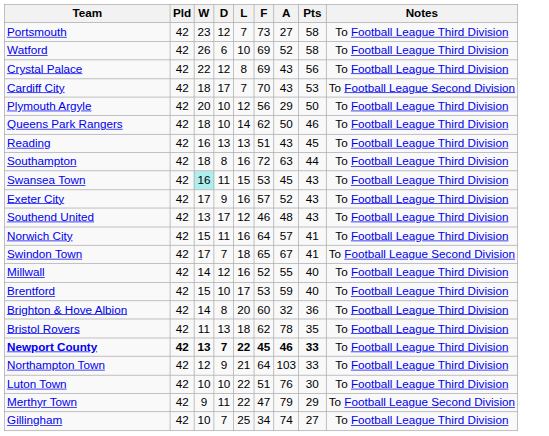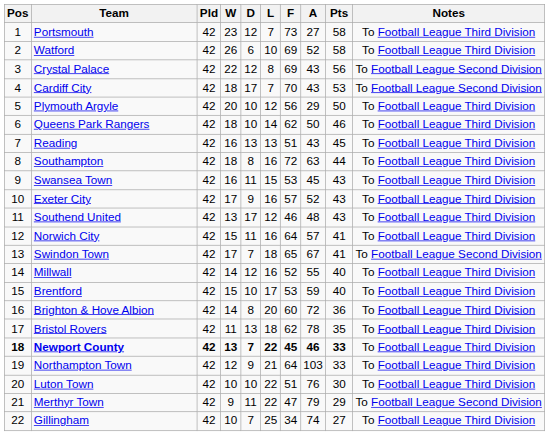+ column: (18, 13)
(422, 69) To Football League Third Division -> (449, 69) To Football League Second Division
(204, 180) paleturquoise background -> (231, 180) no background
(286, 310) 32 -> (313, 310) 72
